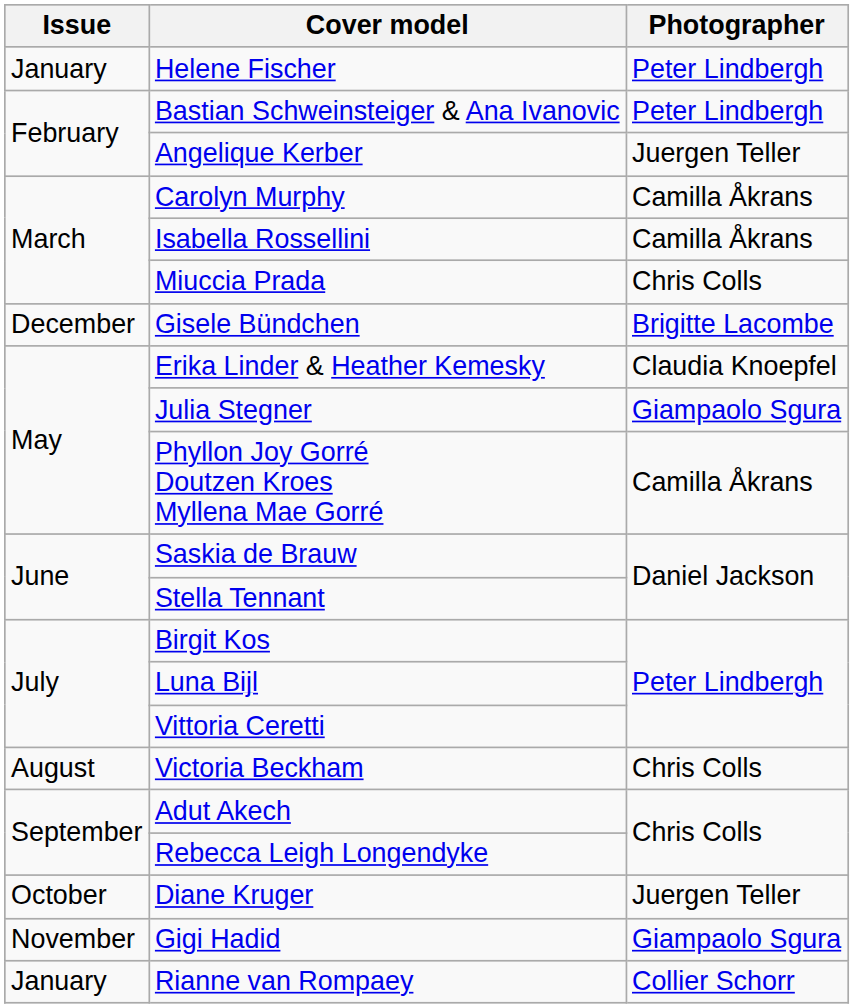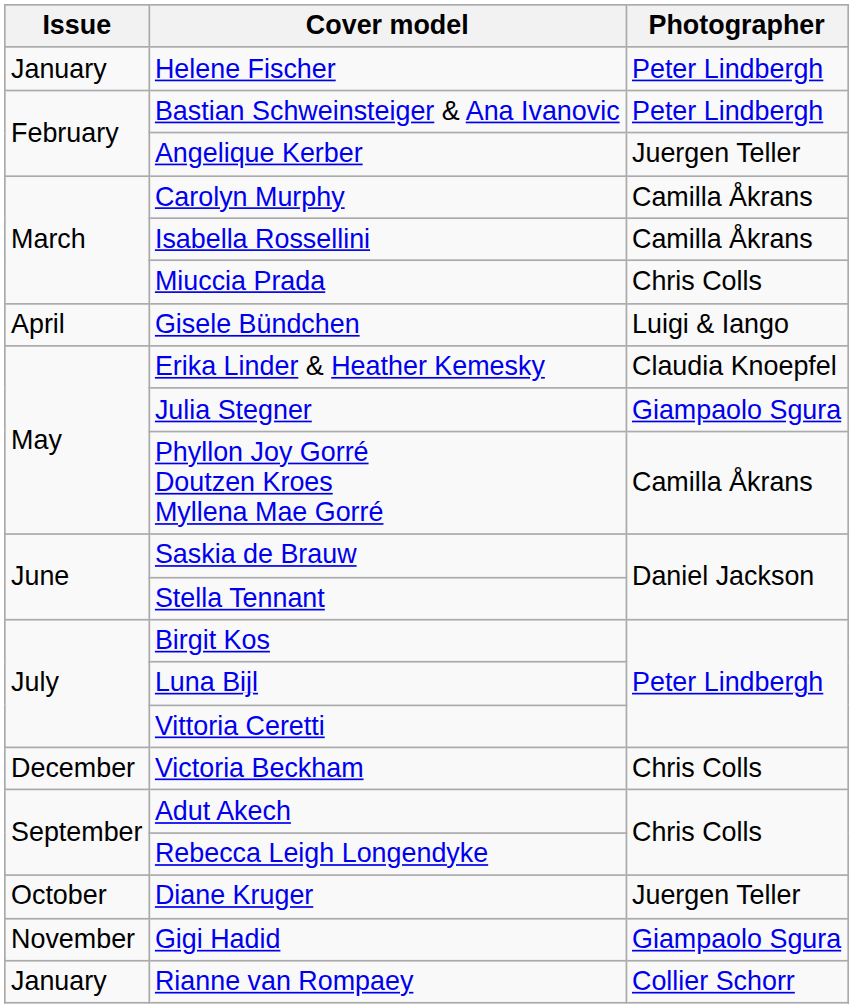(73, 324) December -> (38, 324) April
(733, 324) Brigitte Lacombe -> (710, 324) Luigi & Iango
(53, 768) August -> (73, 768) December
